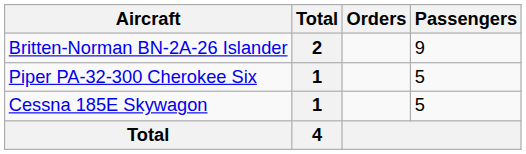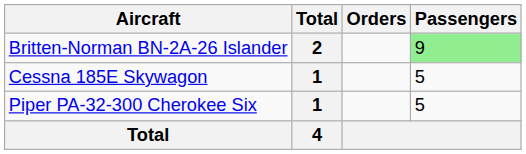(420, 47) no background -> (420, 47) lightgreen background
rows swapped: (133, 76) <-> (108, 105)
